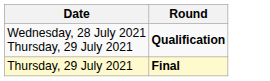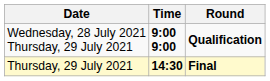+ column: (167, 14)
